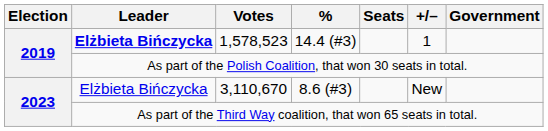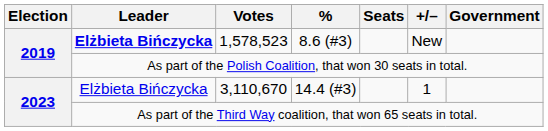(326, 41) 14.4 (#3) -> (326, 41) 8.6 (#3)
(427, 41) 1 -> (427, 41) New
(326, 89) 8.6 (#3) -> (326, 89) 14.4 (#3)
(427, 89) New -> (427, 89) 1
